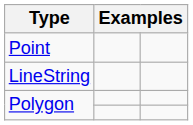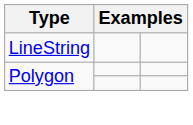- row: (29, 47)
